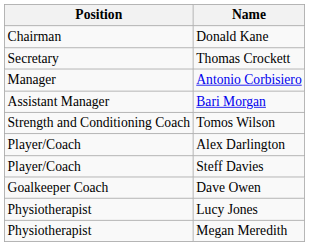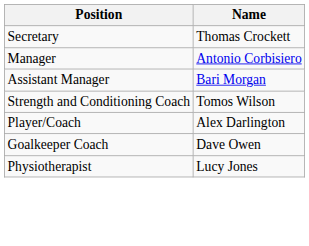- row: (232, 36)
- row: (230, 166)
- row: (242, 230)
